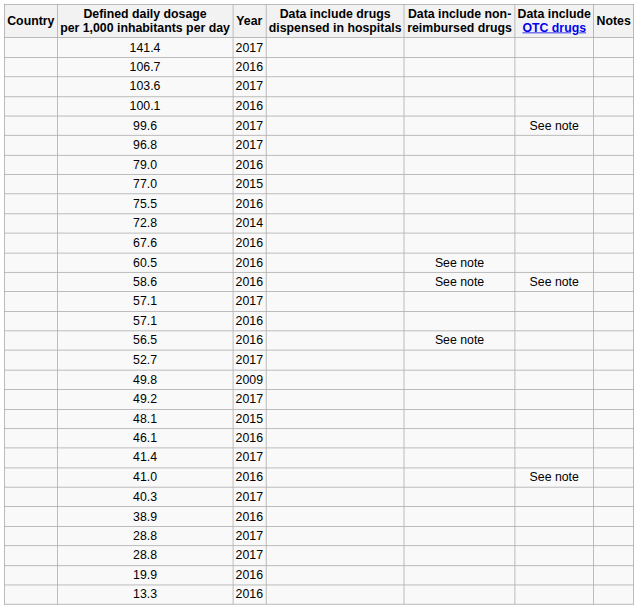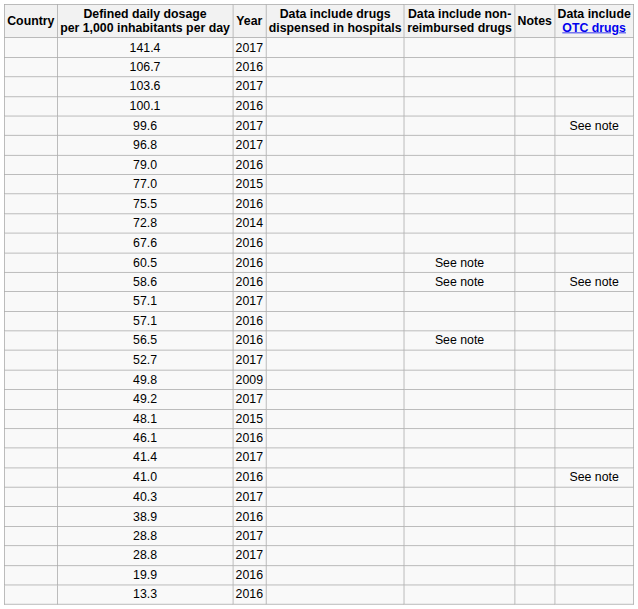columns swapped: (554, 21) <-> (614, 21)
